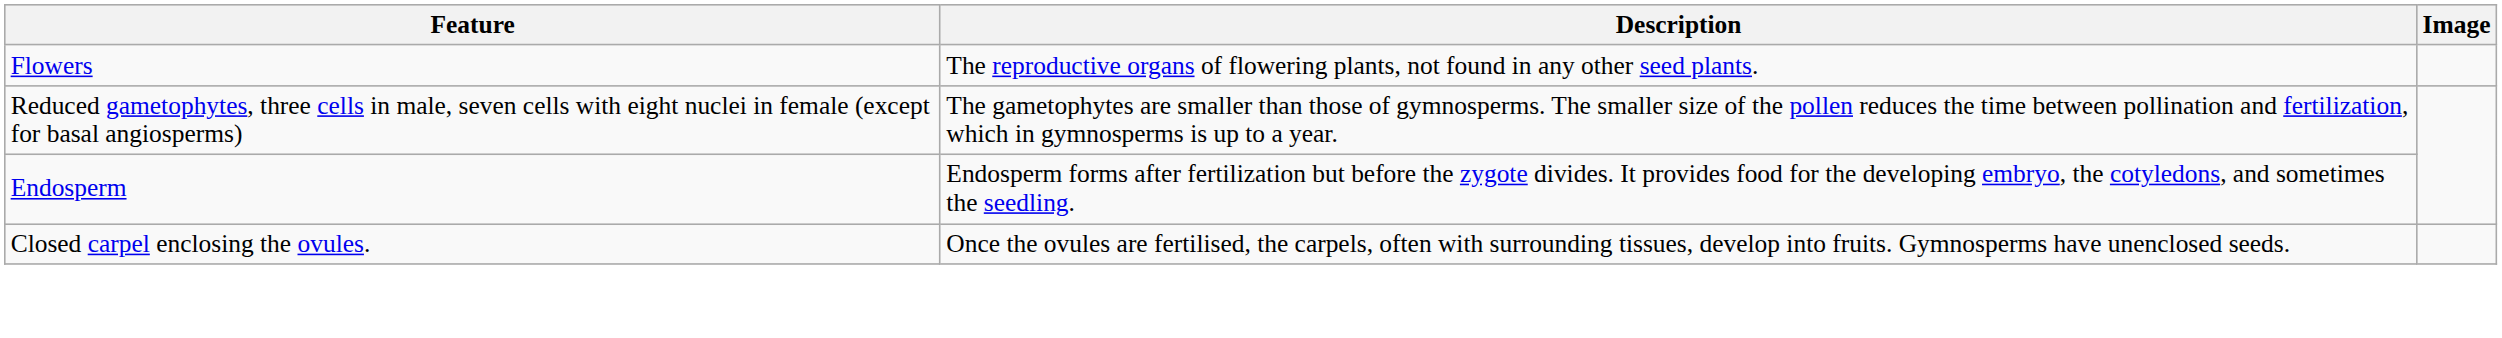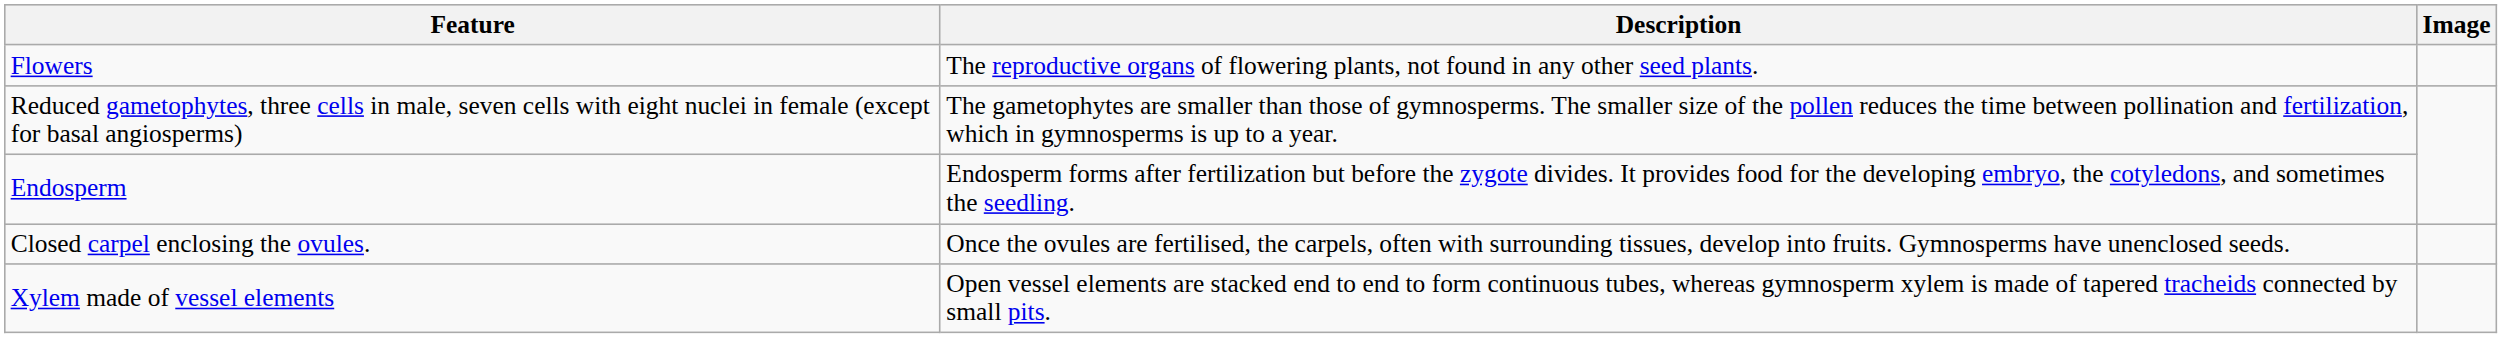+ row: (172, 297)
